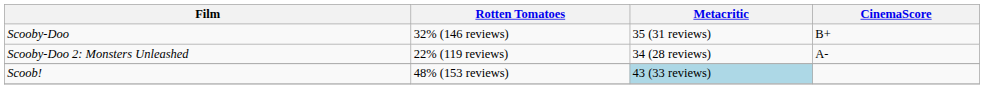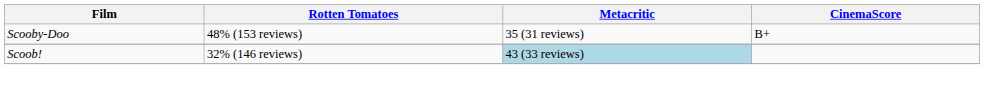(461, 34) 32% (146 reviews) -> (255, 34) 48% (153 reviews)
- row: (98, 53)
(461, 73) 48% (153 reviews) -> (255, 53) 32% (146 reviews)
